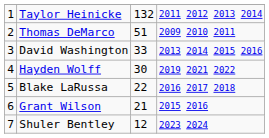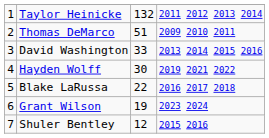(140, 106) 21 -> (140, 106) 19
(184, 106) 2015 2016 -> (184, 106) 2023 2024
(184, 124) 2023 2024 -> (184, 124) 2015 2016
